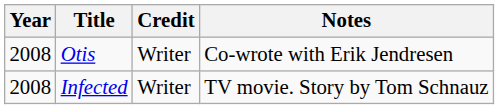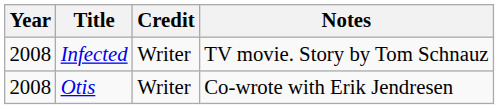rows swapped: (94, 86) <-> (78, 53)
